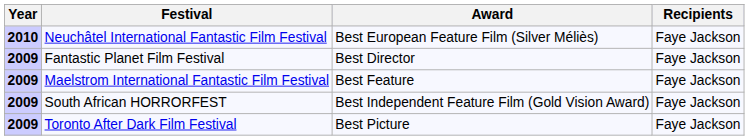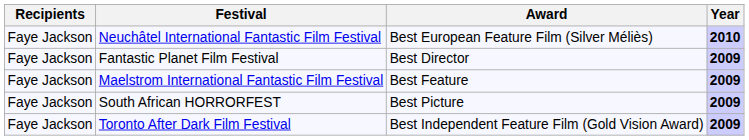columns swapped: (23, 15) <-> (698, 15)
(492, 102) Best Independent Feature Film (Gold Vision Award) -> (427, 102) Best Picture
(372, 124) Best Picture -> (547, 124) Best Independent Feature Film (Gold Vision Award)
